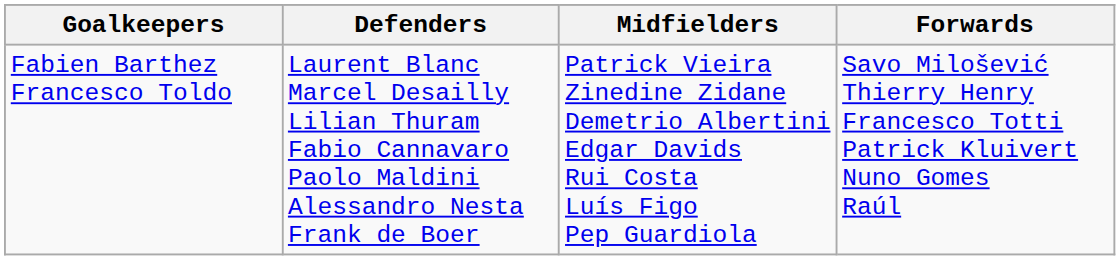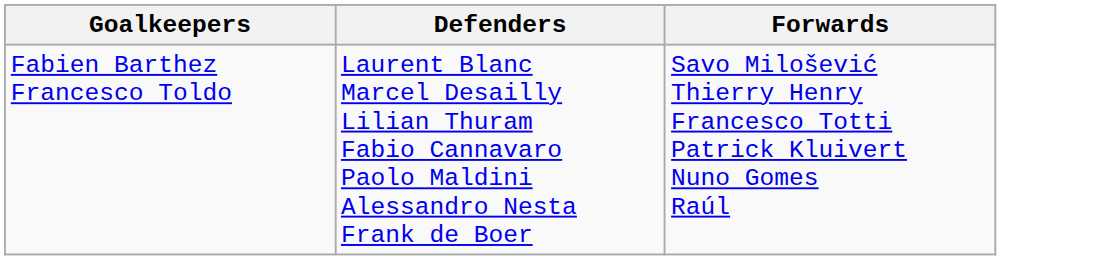- column: (698, 25)
